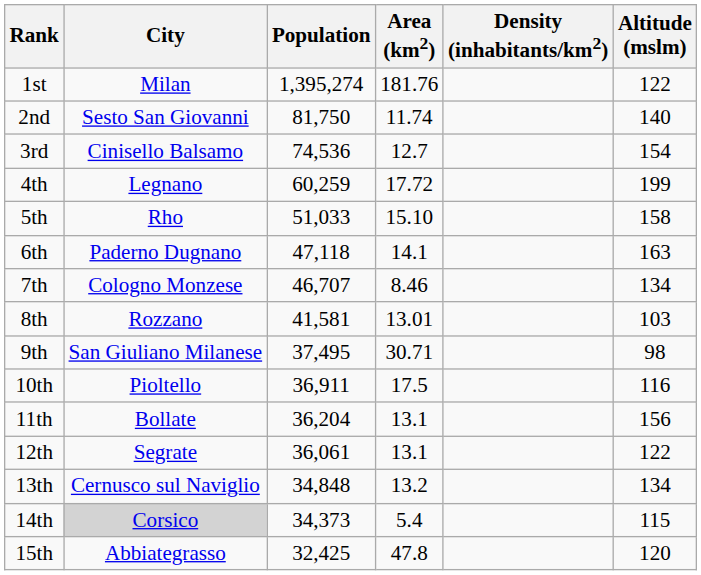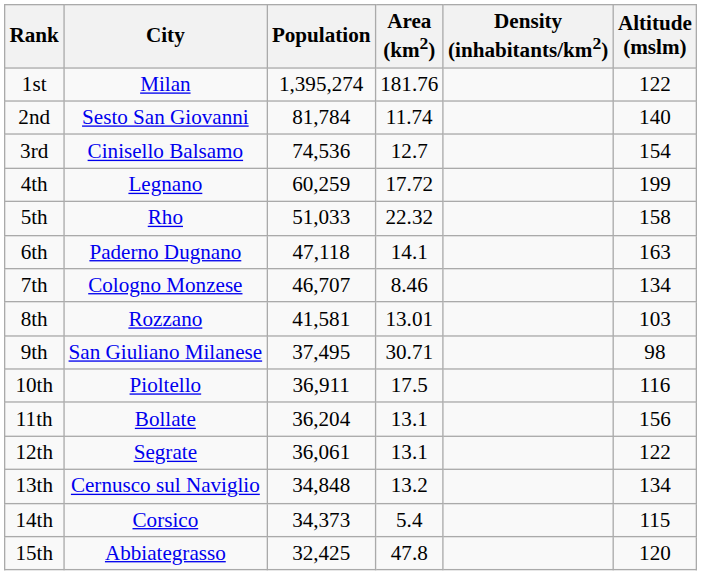(321, 117) 81,750 -> (321, 117) 81,784
(409, 218) 15.10 -> (409, 218) 22.32
(165, 519) lightgrey background -> (165, 519) no background
